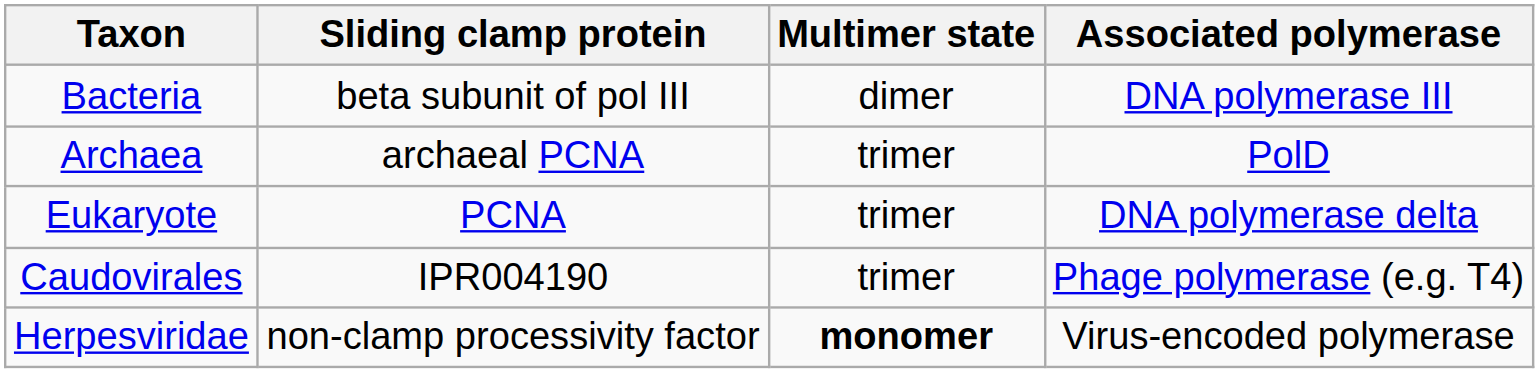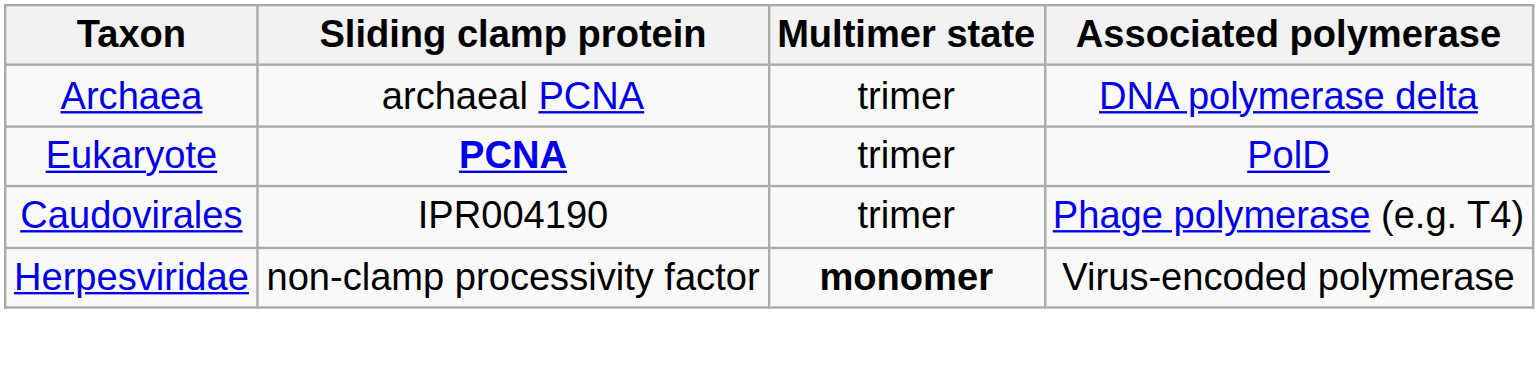- row: (131, 95)
(1288, 155) PolD -> (1288, 95) DNA polymerase delta
(513, 215) normal -> (513, 155) bold
(1288, 215) DNA polymerase delta -> (1288, 155) PolD
